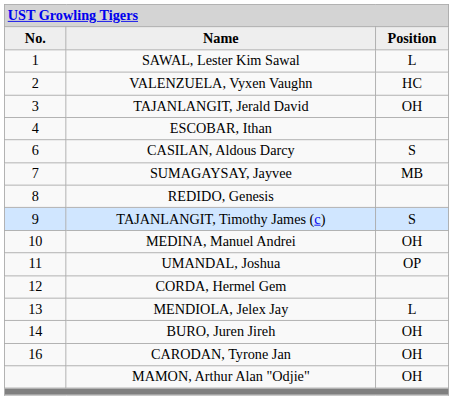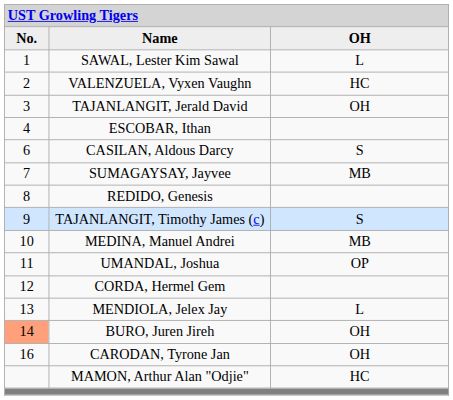(412, 38) Position -> (360, 38) OH
(412, 241) OH -> (360, 241) MB
(35, 331) no background -> (27, 331) lightsalmon background
(412, 377) OH -> (360, 377) HC
